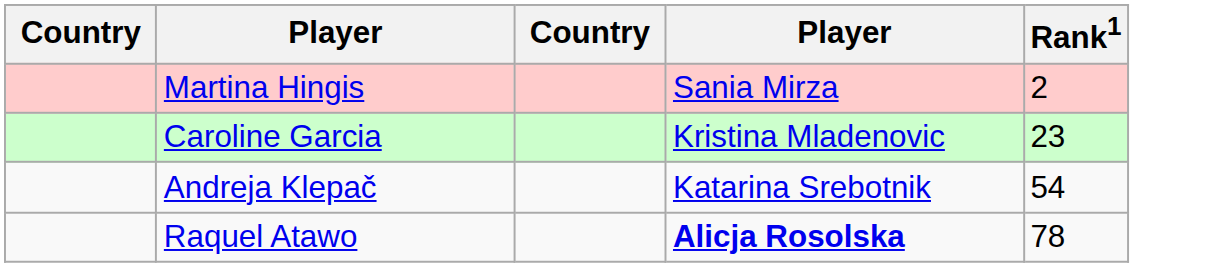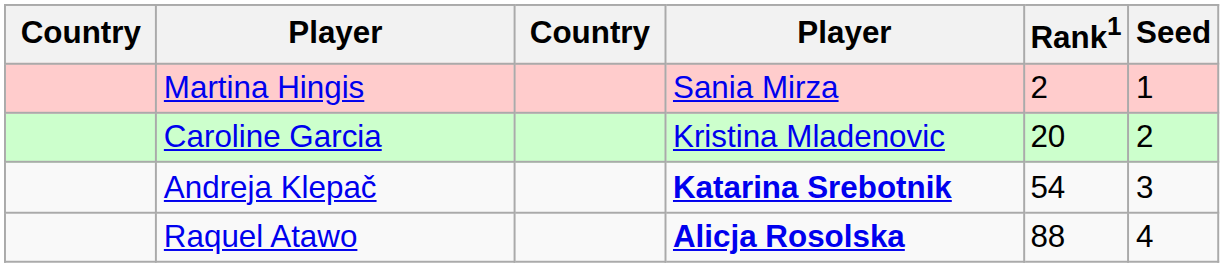+ column: (1174, 33)
(1048, 137) 23 -> (1048, 137) 20
(802, 187) normal -> (812, 187) bold
(1048, 236) 78 -> (1048, 236) 88
